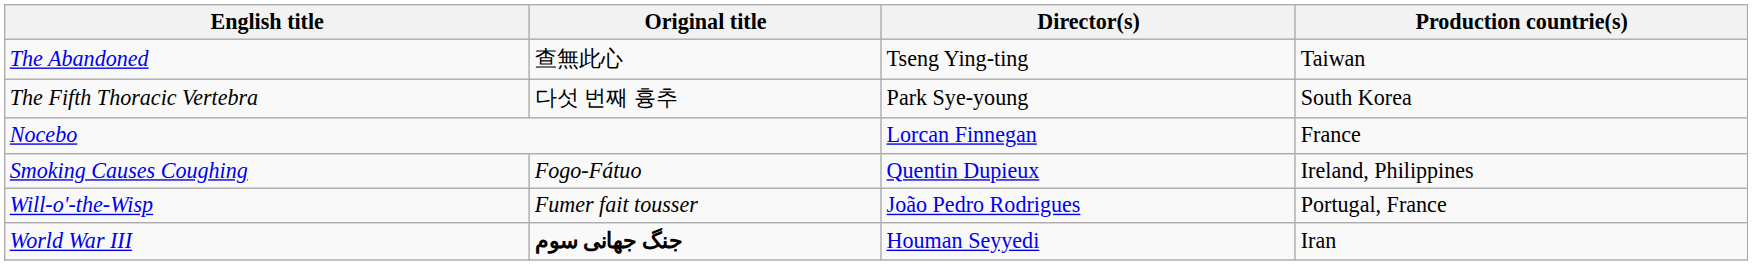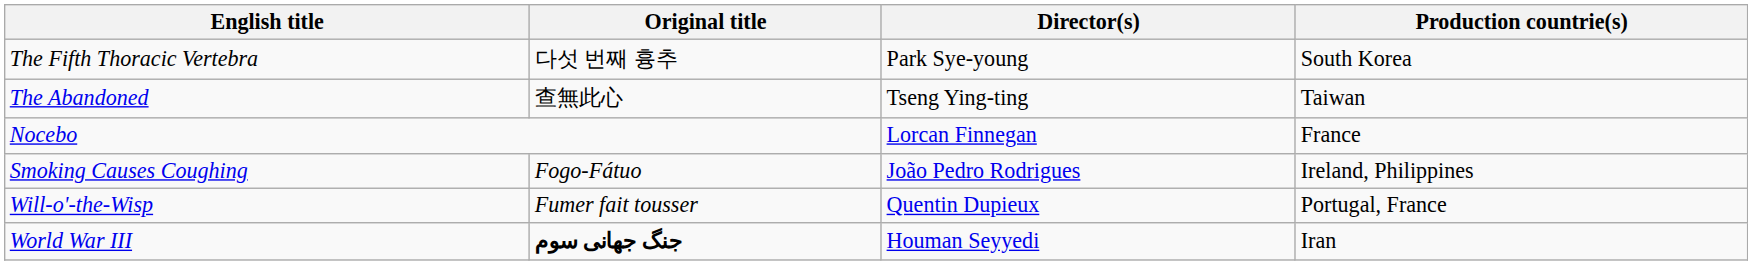rows swapped: (79, 59) <-> (134, 98)
(963, 170) Quentin Dupieux -> (983, 170) João Pedro Rodrigues
(983, 205) João Pedro Rodrigues -> (963, 205) Quentin Dupieux
